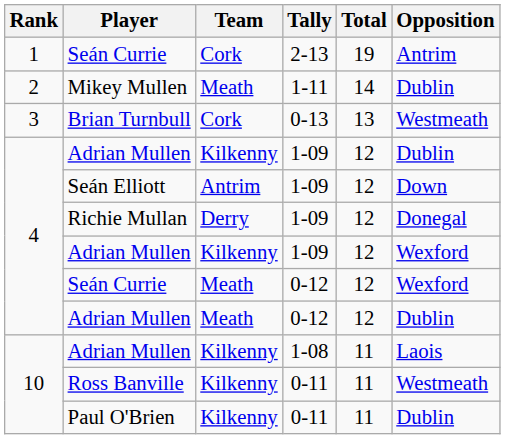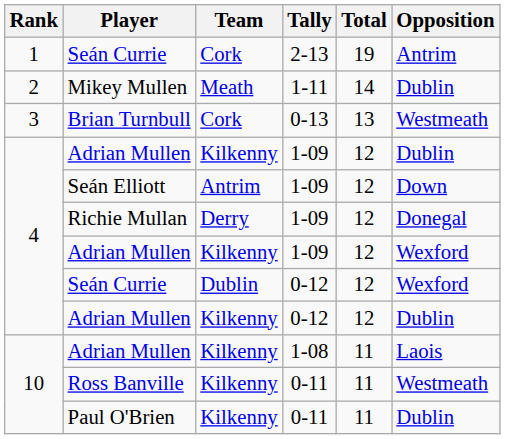(227, 284) Meath -> (229, 284) Dublin
(227, 317) Meath -> (239, 317) Kilkenny
